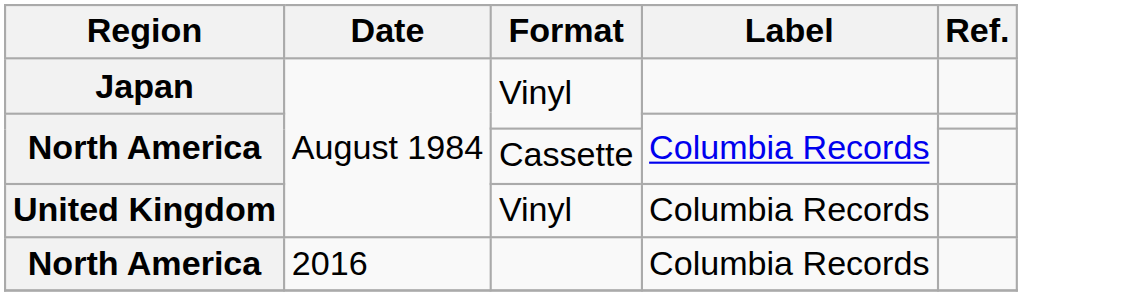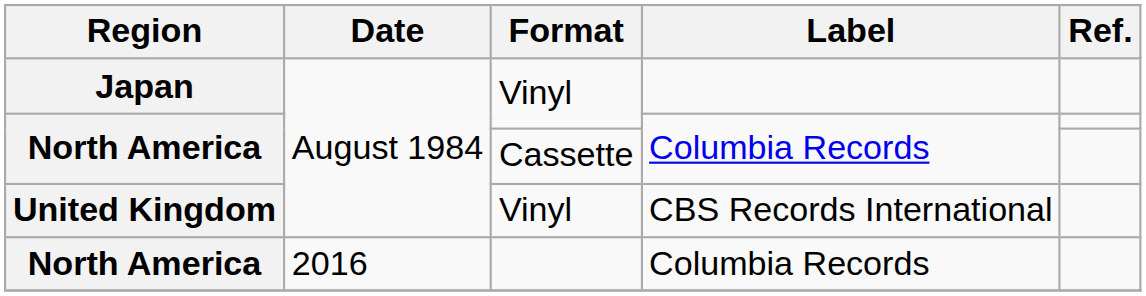(789, 209) Columbia Records -> (851, 209) CBS Records International
